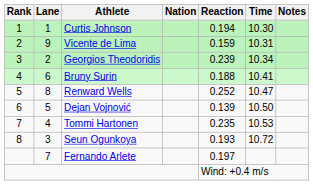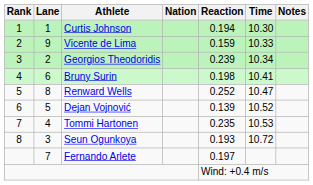(261, 44) 10.31 -> (261, 44) 10.33
(222, 76) 0.188 -> (222, 76) 0.198
(261, 108) 10.50 -> (261, 108) 10.52
